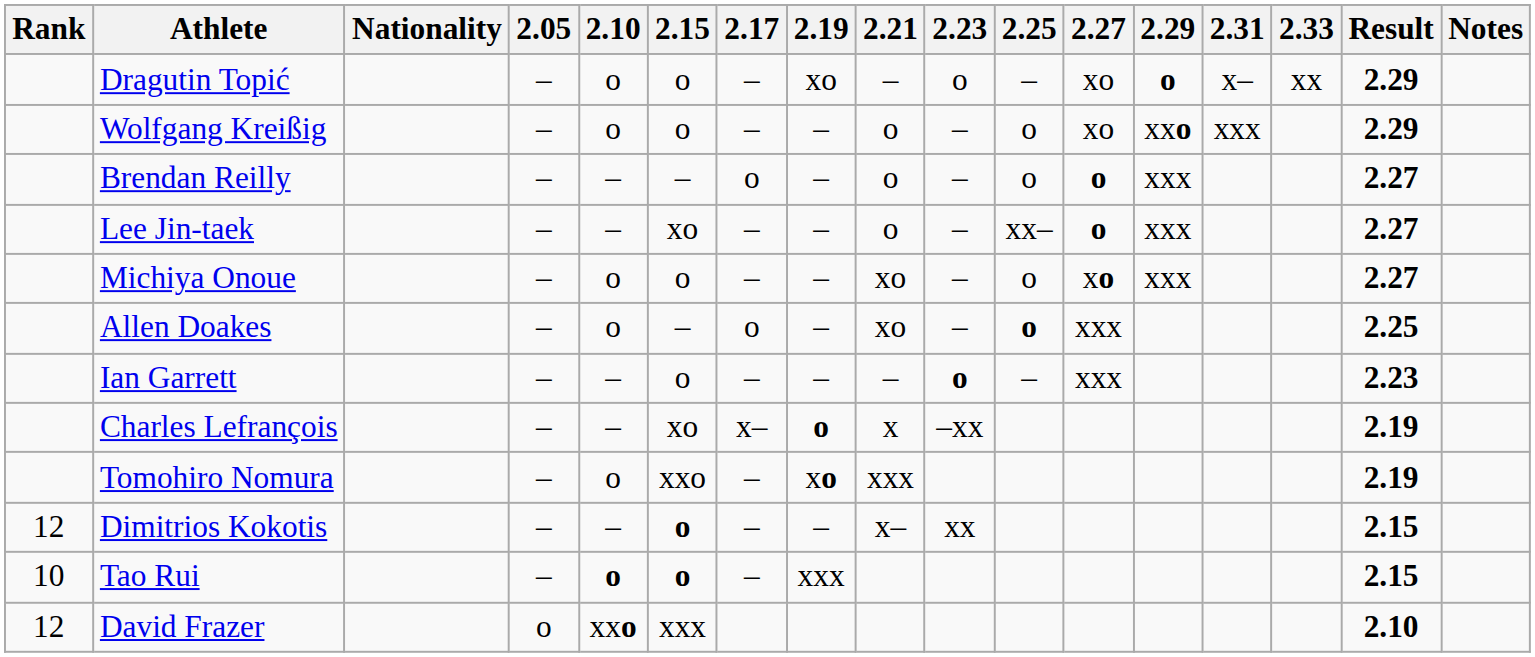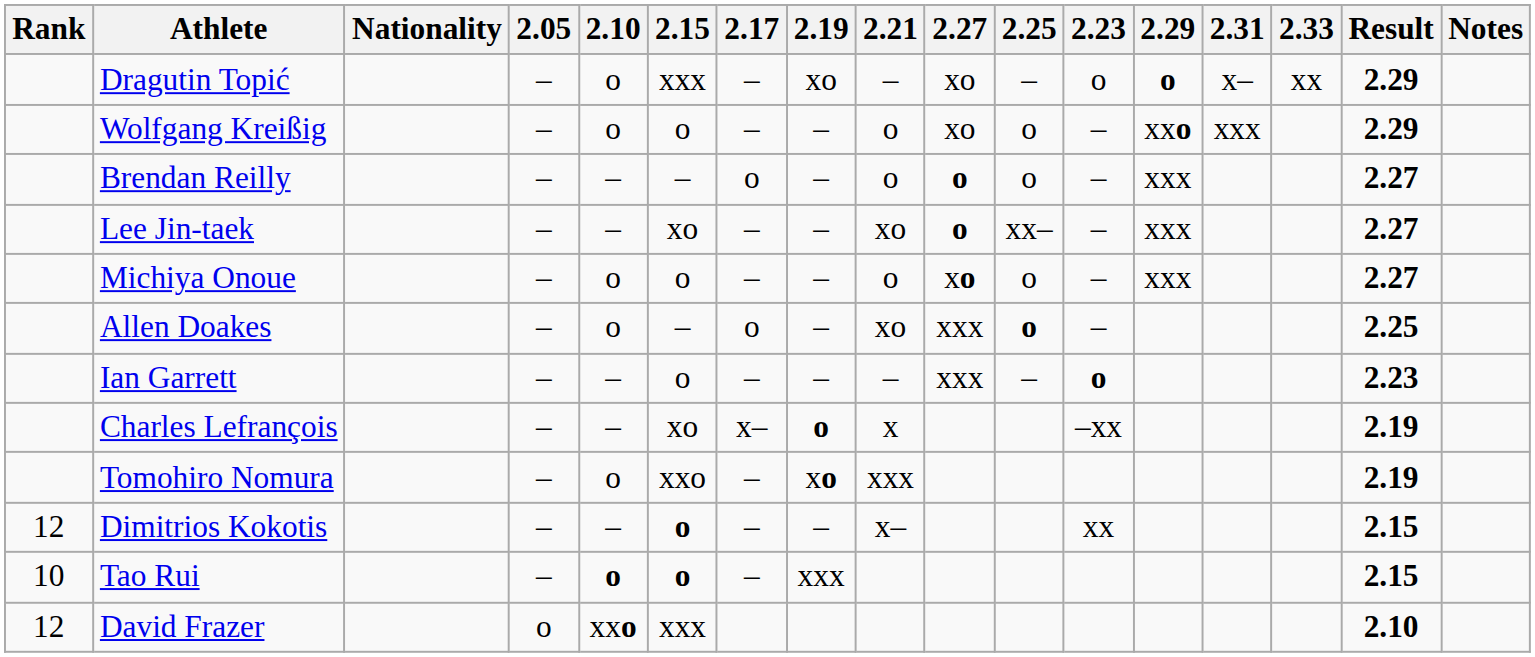columns swapped: (960, 29) <-> (1098, 29)
(682, 79) o -> (682, 79) xxx
(890, 228) o -> (890, 228) xo
(890, 278) xo -> (890, 278) o
